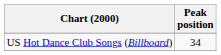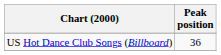(195, 42) 34 -> (195, 42) 36
